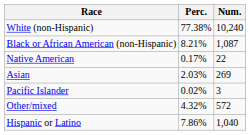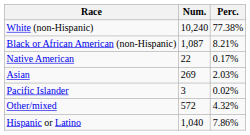columns swapped: (230, 12) <-> (196, 12)
